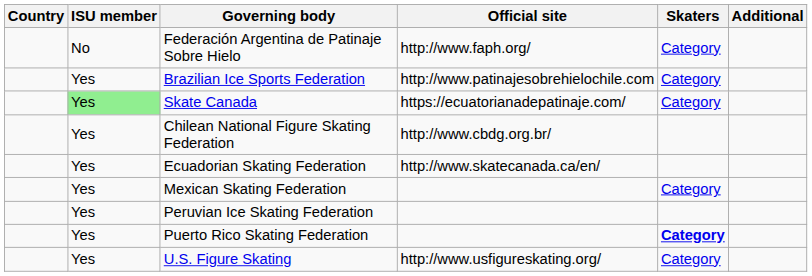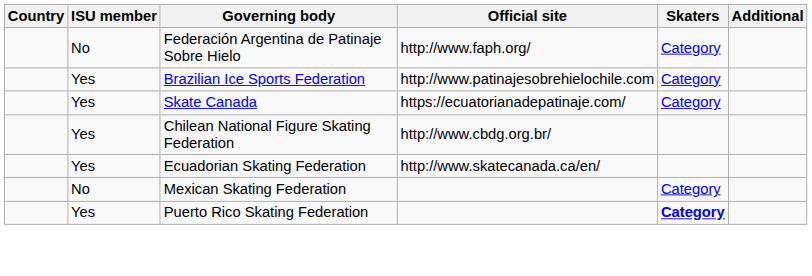(83, 102) lightgreen background -> (83, 102) no background
(83, 189) Yes -> (80, 189) No
- row: (268, 212)
- row: (228, 259)
